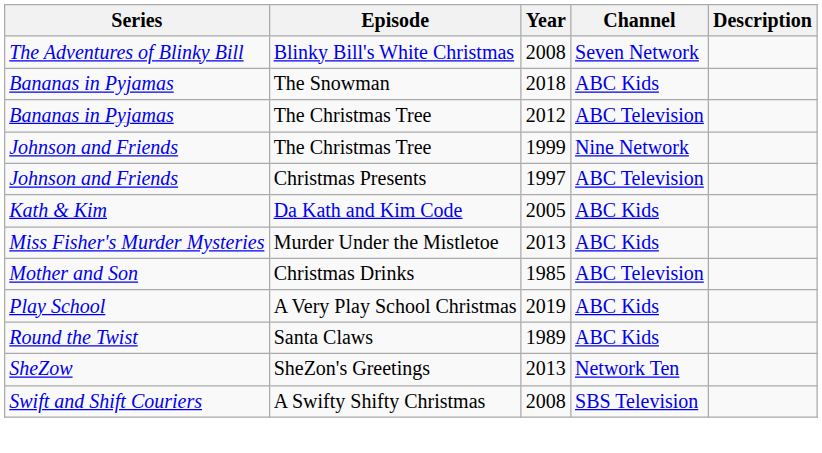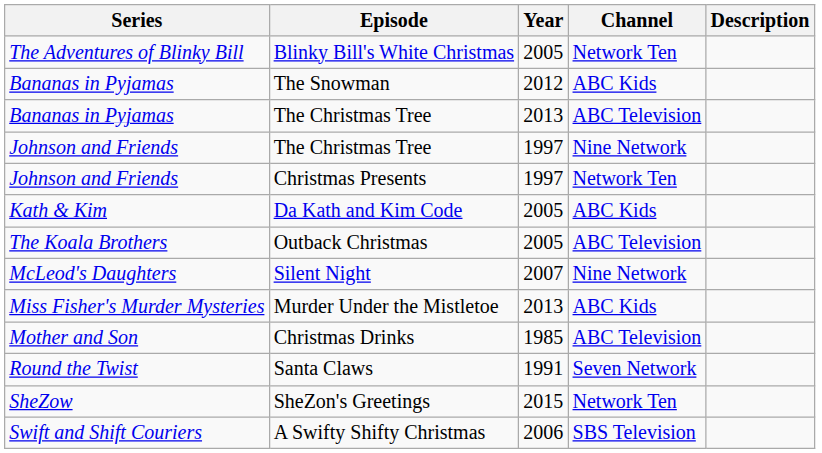(546, 52) 2008 -> (543, 52) 2005
(637, 52) Seven Network -> (625, 52) Network Ten
(546, 83) 2018 -> (543, 83) 2012
(546, 115) 2012 -> (543, 115) 2013
(546, 147) 1999 -> (543, 147) 1997
(639, 178) ABC Television -> (625, 178) Network Ten
+ row: (88, 242)
+ row: (93, 274)
- row: (57, 305)
(546, 337) 1989 -> (543, 369) 1991
(617, 337) ABC Kids -> (634, 369) Seven Network
(546, 369) 2013 -> (543, 400) 2015
(546, 400) 2008 -> (543, 432) 2006
